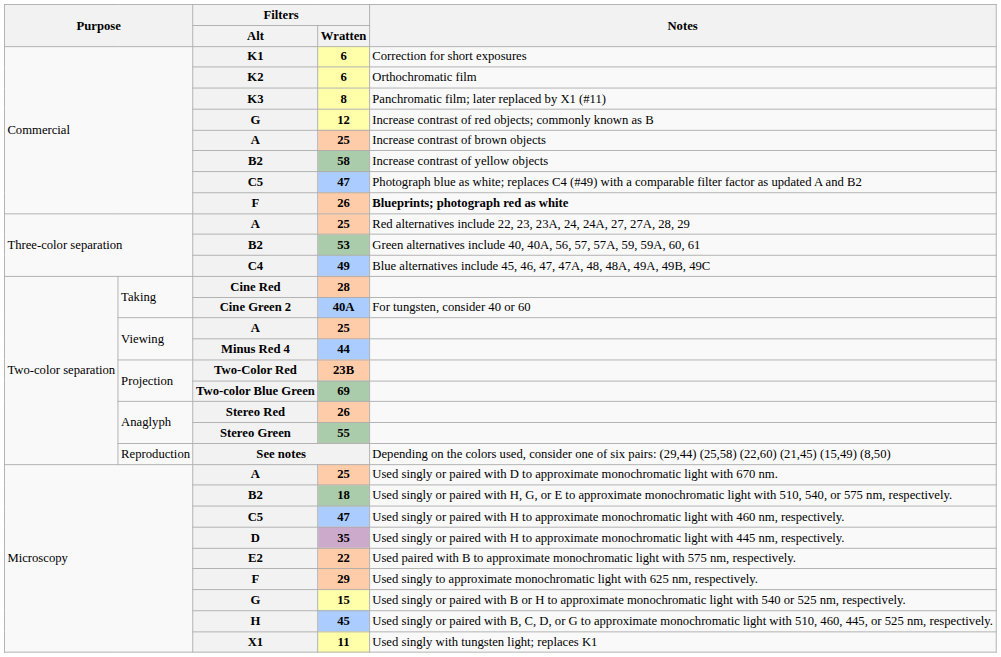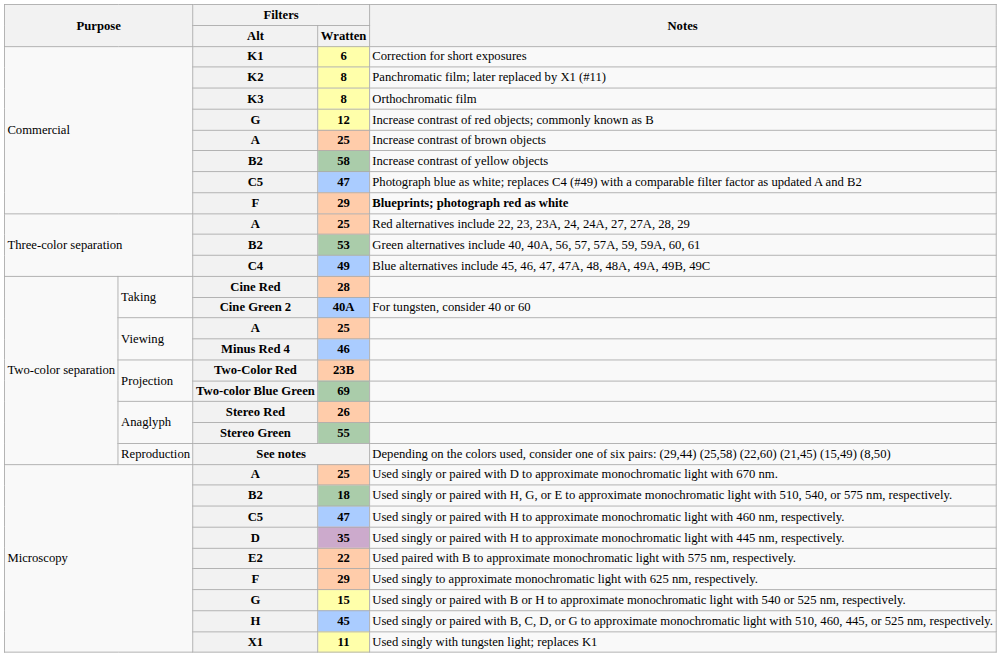(344, 78) 6 -> (344, 78) 8
(425, 78) Orthochromatic film -> (489, 78) Panchromatic film; later replaced by X1 (#11)
(489, 98) Panchromatic film; later replaced by X1 (#11) -> (425, 98) Orthochromatic film
(344, 203) 26 -> (344, 203) 29
(344, 349) 44 -> (344, 349) 46
